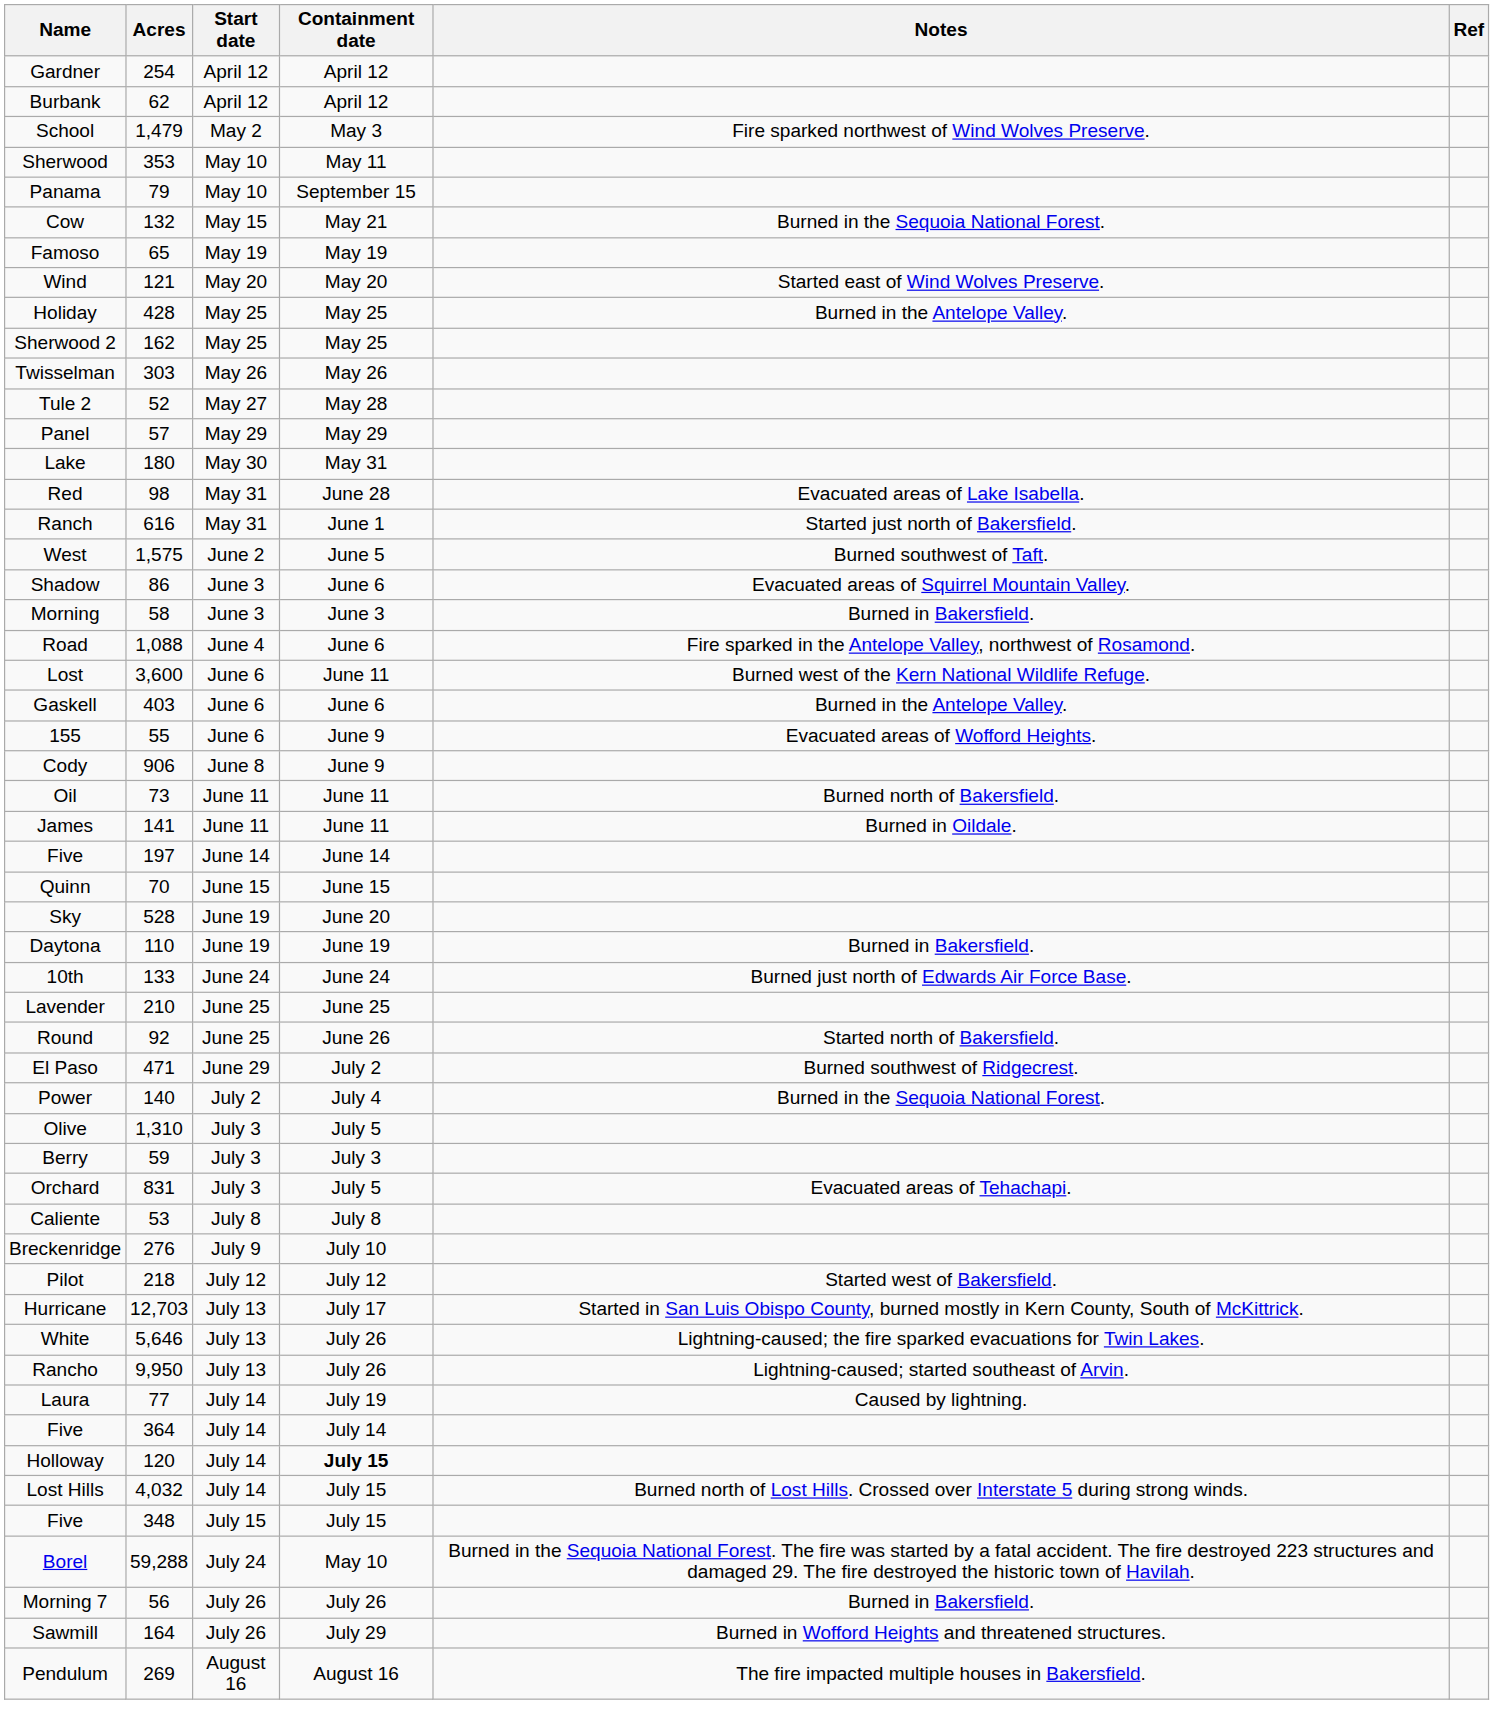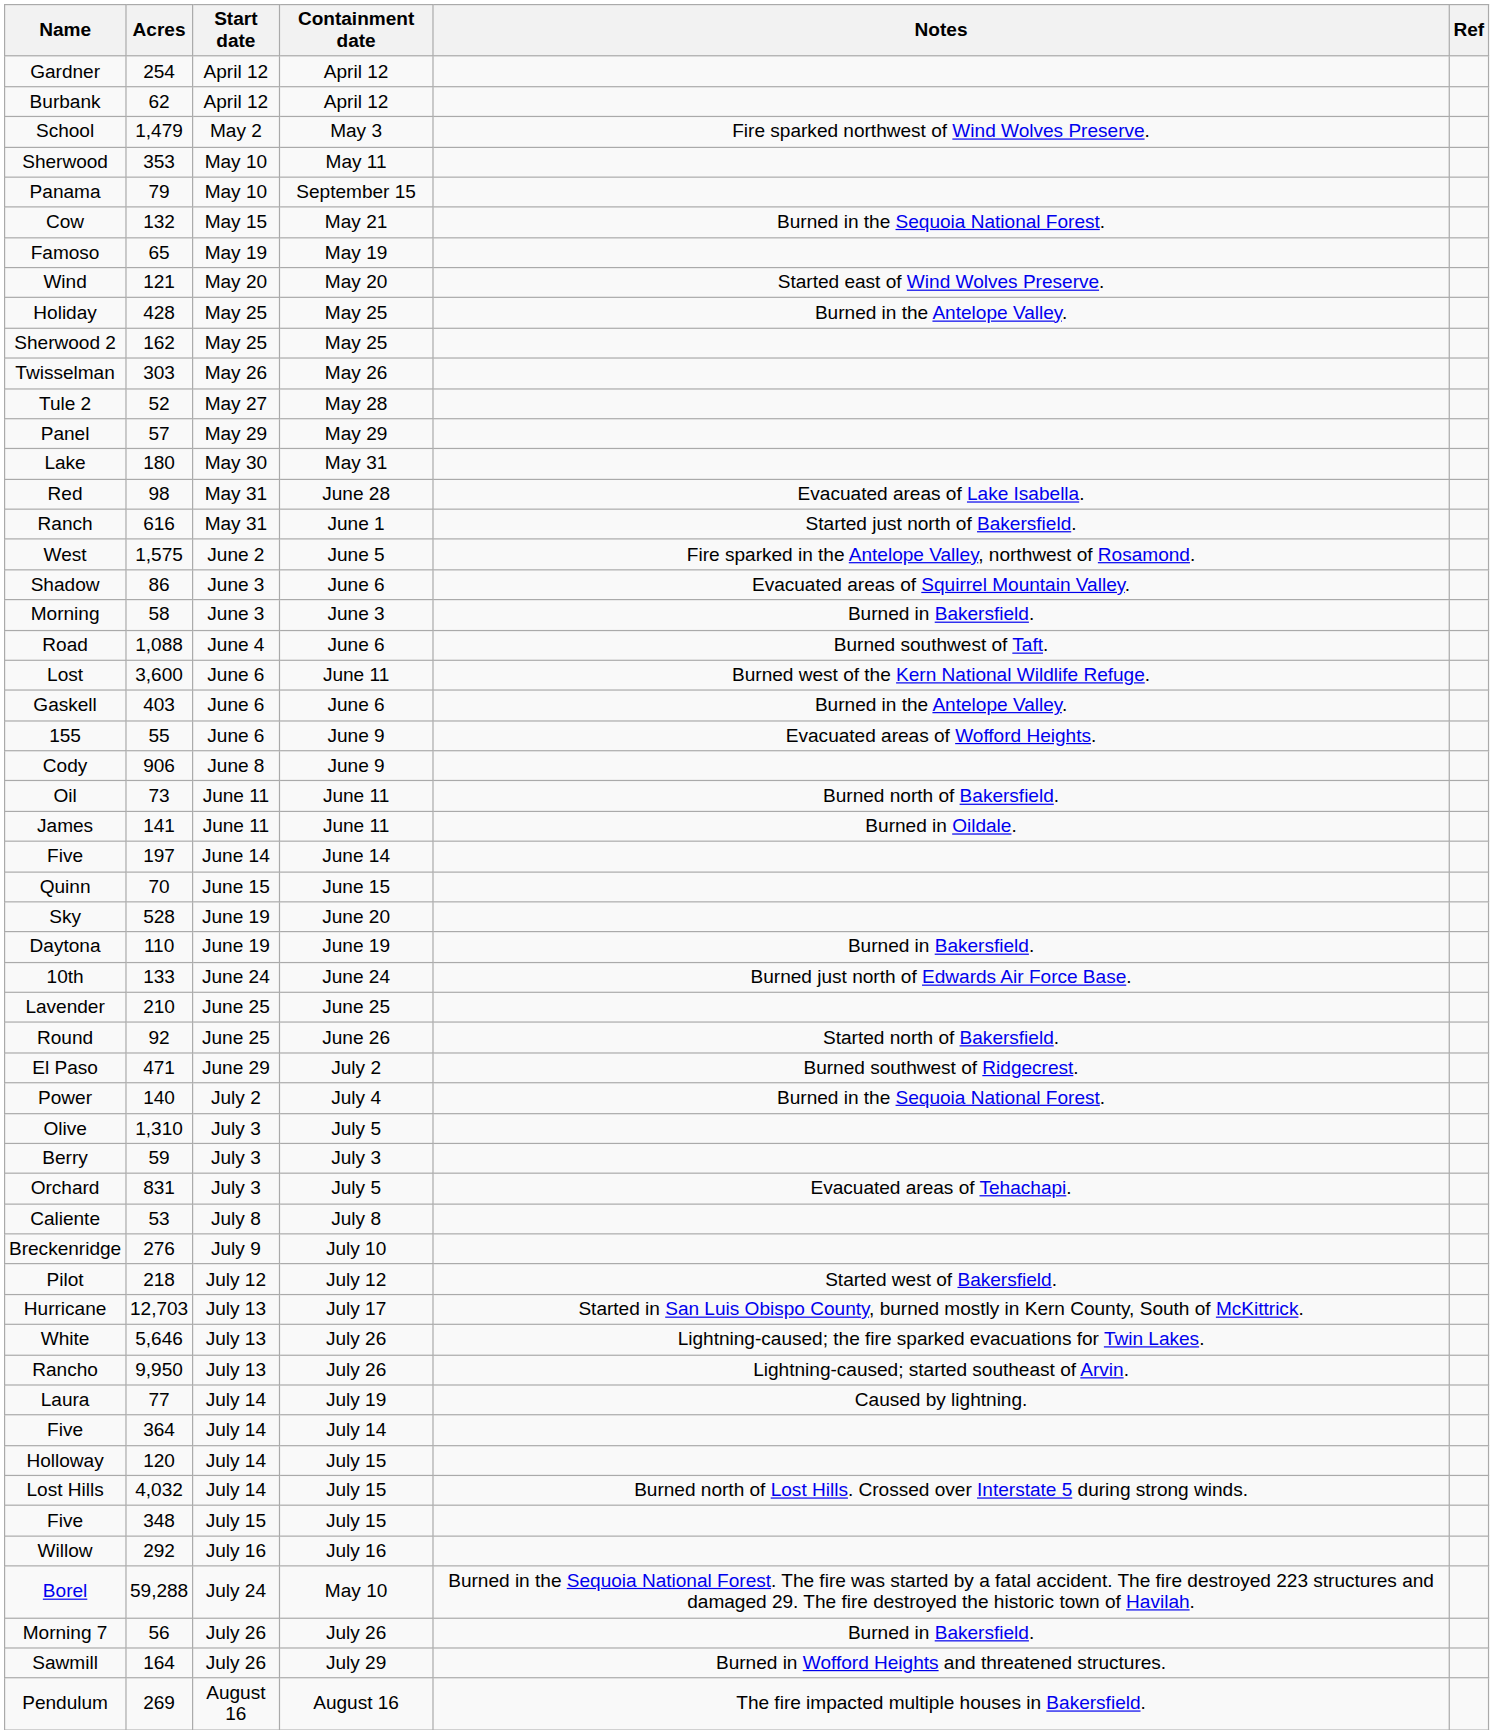(941, 554) Burned southwest of Taft. -> (941, 554) Fire sparked in the Antelope Valley, northwest of Rosamond.
(941, 644) Fire sparked in the Antelope Valley, northwest of Rosamond. -> (941, 644) Burned southwest of Taft.
(356, 1460) bold -> (356, 1460) normal
+ row: (65, 1550)
